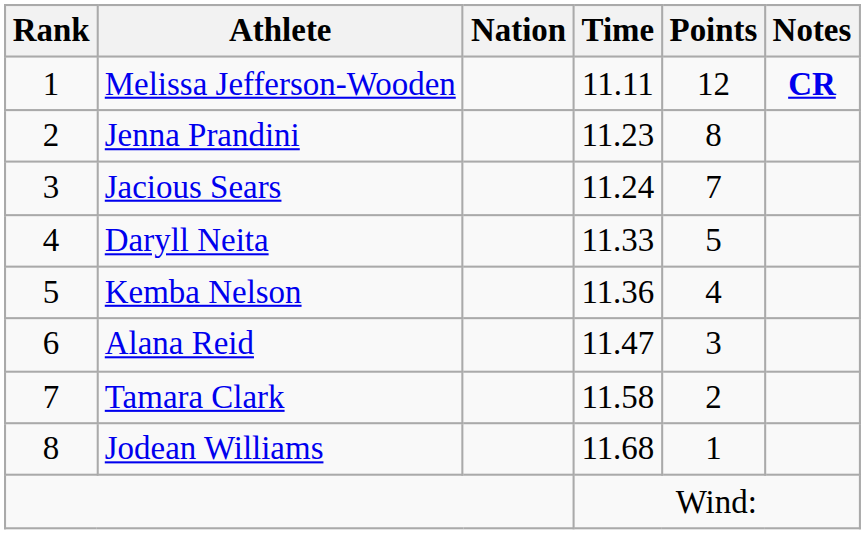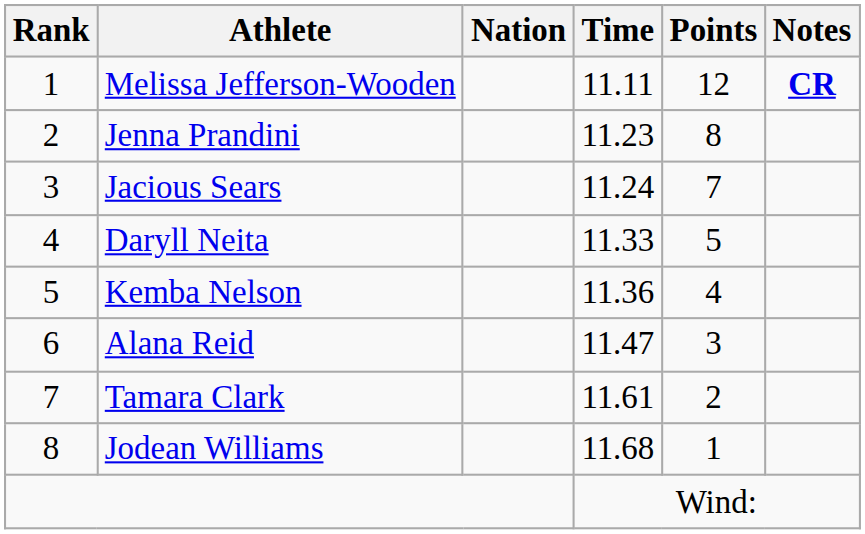(618, 396) 11.58 -> (618, 396) 11.61
